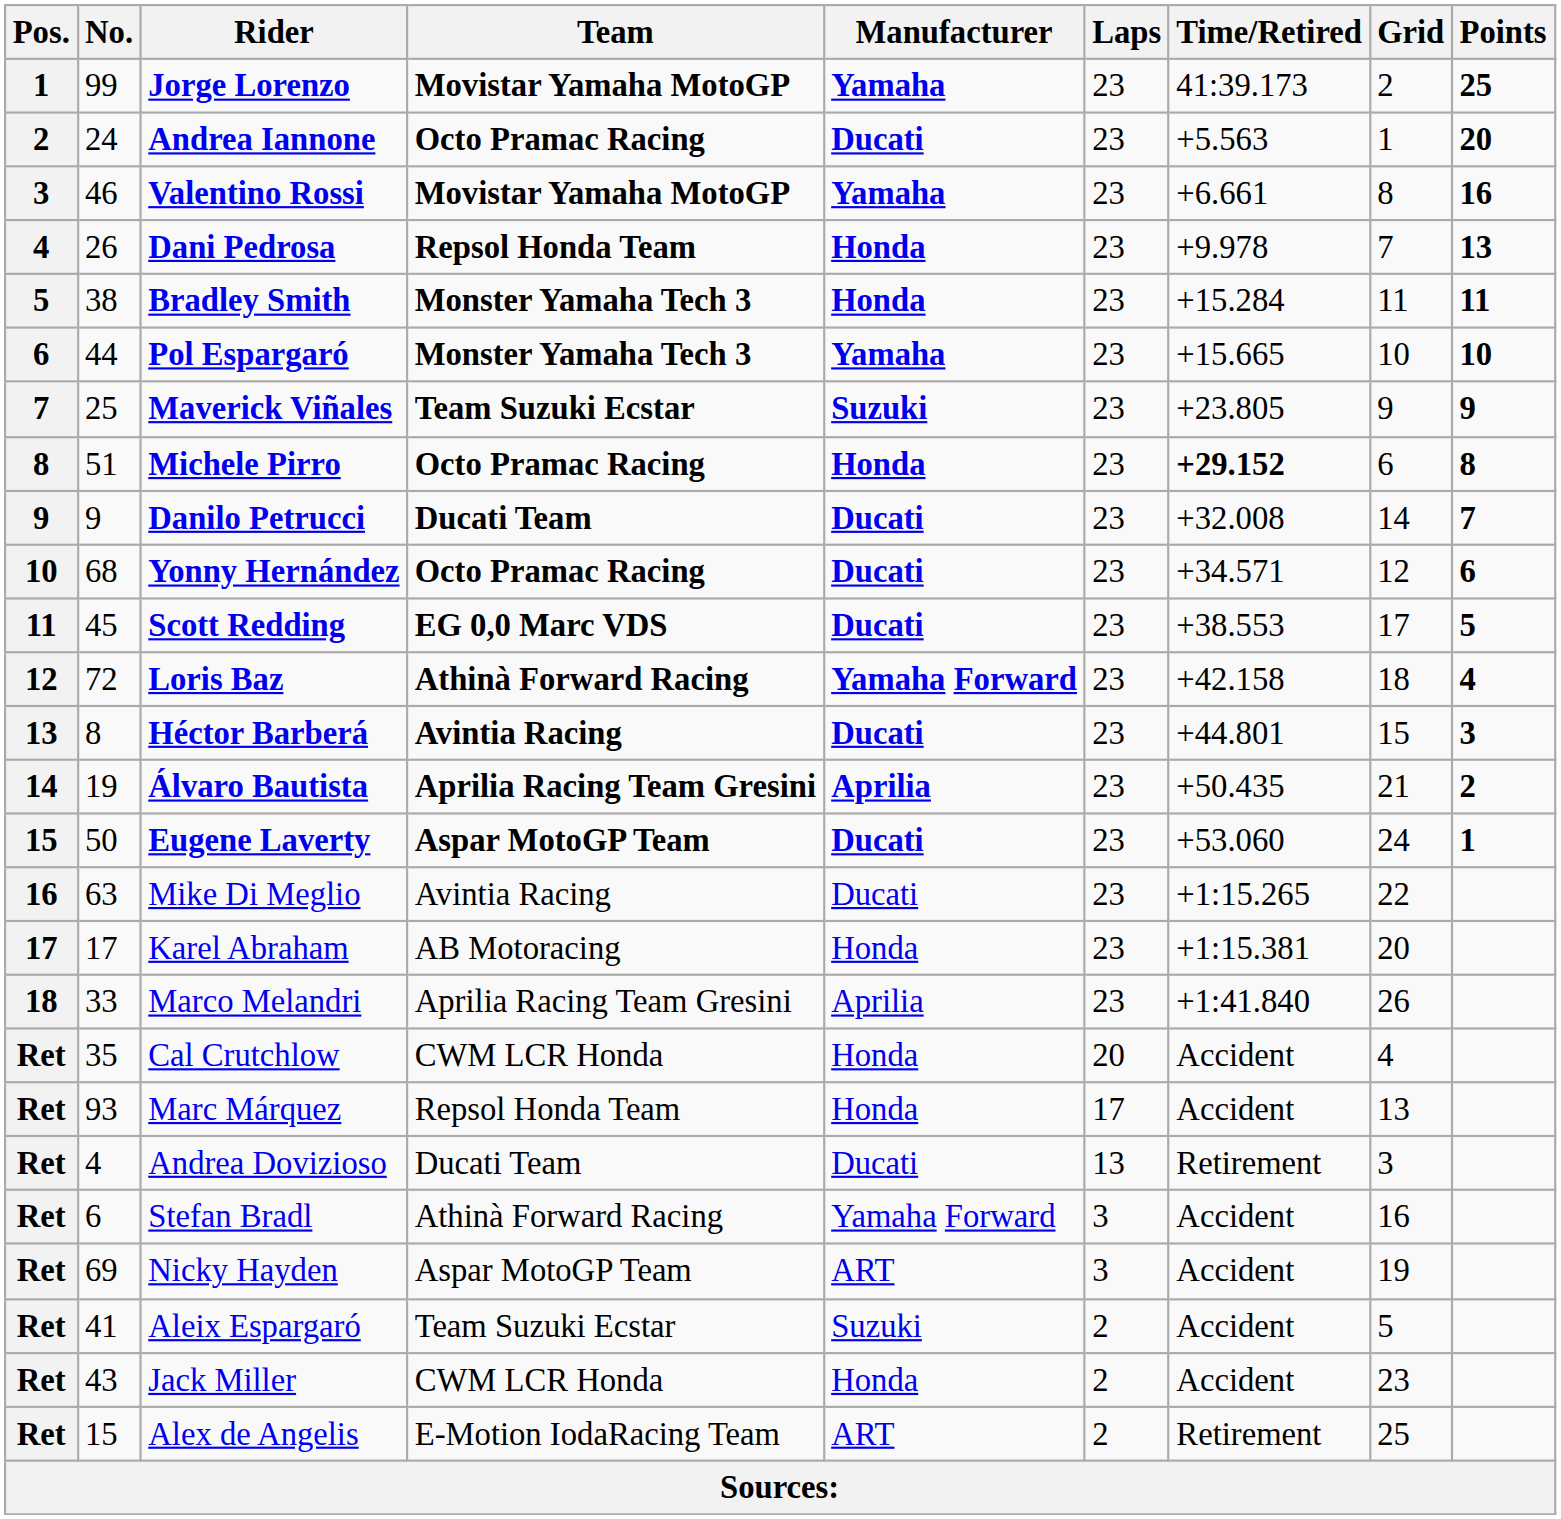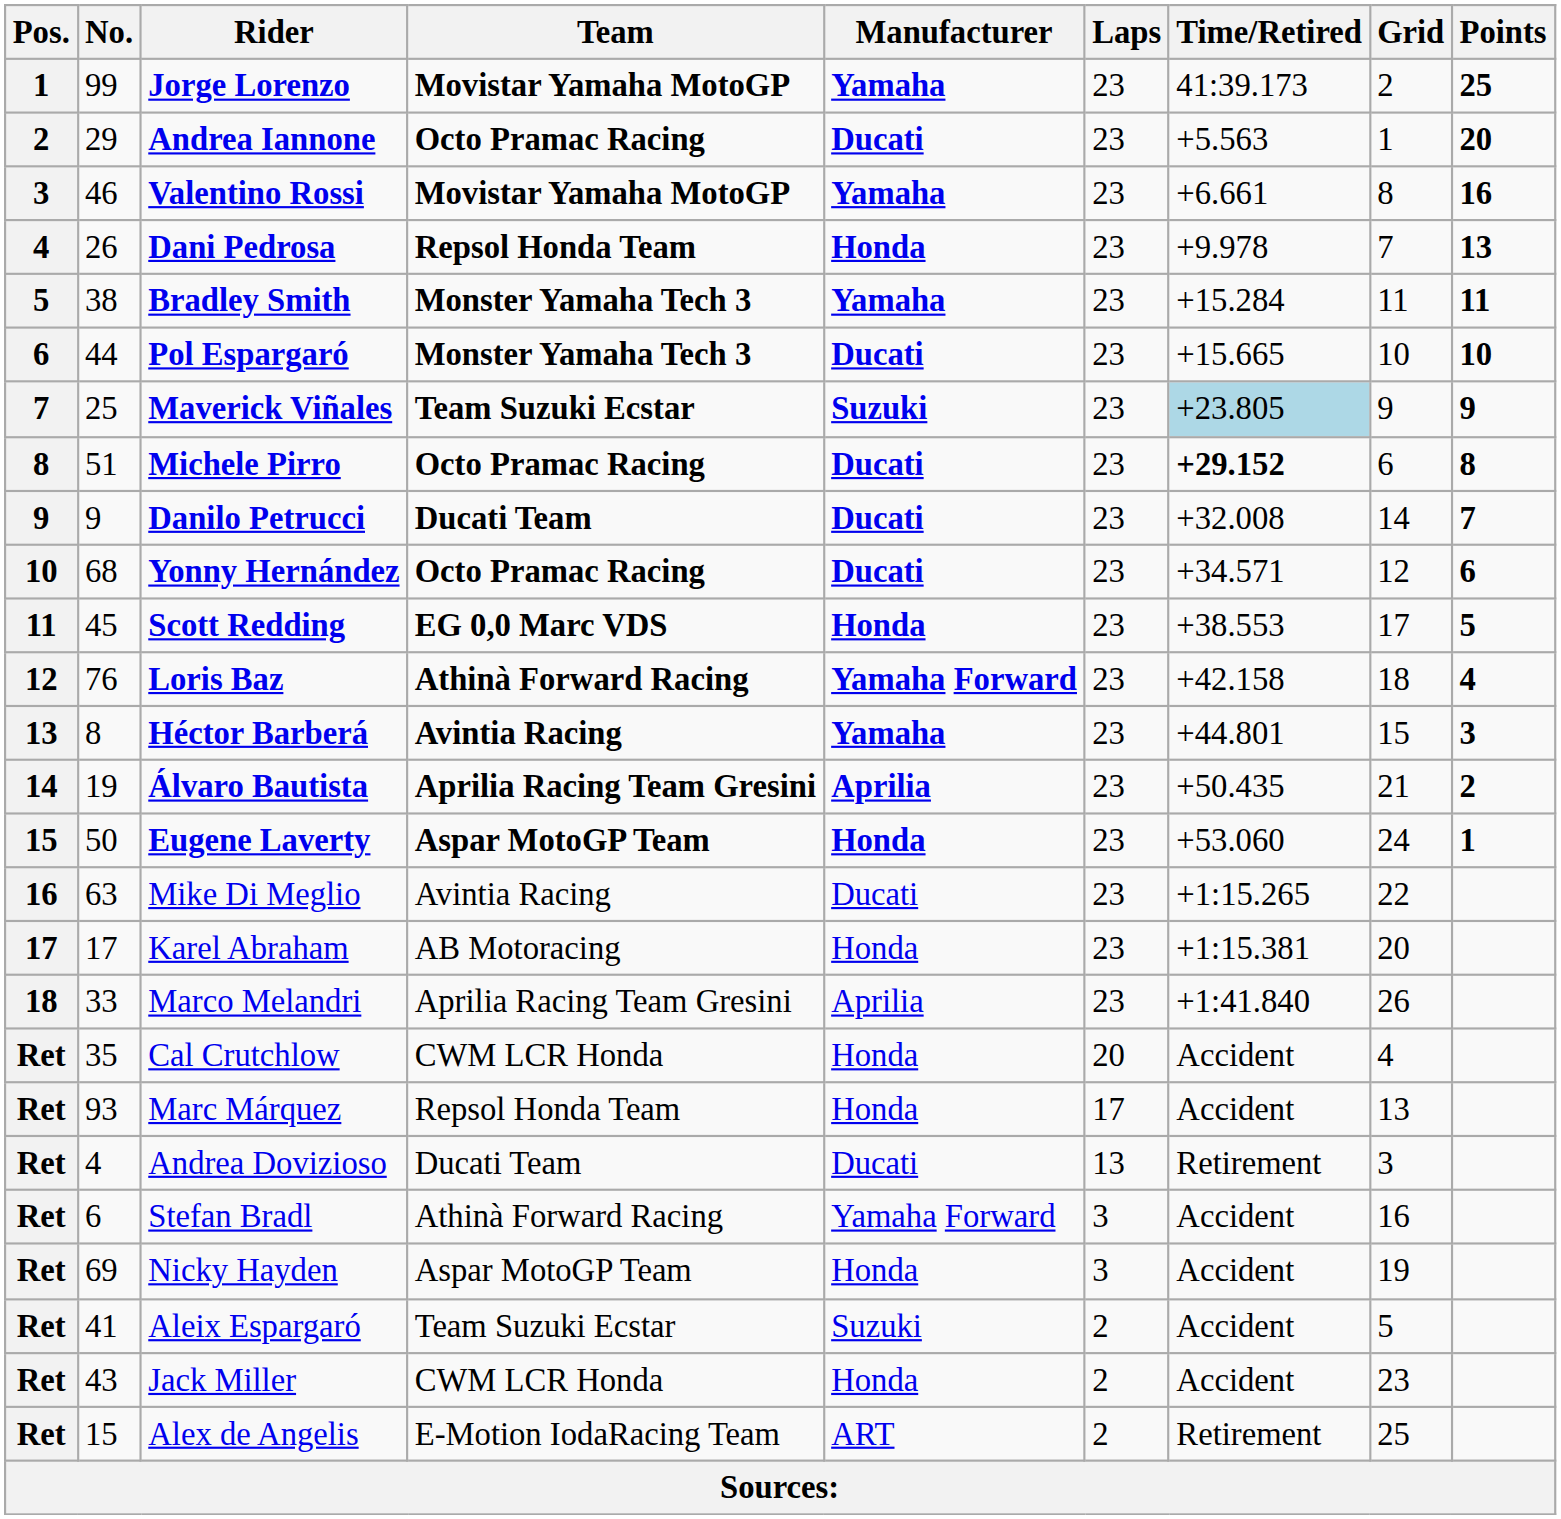(101, 139) 24 -> (101, 139) 29
(878, 301) Honda -> (888, 301) Yamaha
(888, 354) Yamaha -> (877, 354) Ducati
(1230, 408) no background -> (1230, 408) lightblue background
(878, 462) Honda -> (877, 462) Ducati
(877, 624) Ducati -> (878, 624) Honda
(101, 678) 72 -> (101, 678) 76
(877, 732) Ducati -> (888, 732) Yamaha
(877, 839) Ducati -> (878, 839) Honda
(863, 1270) ART -> (875, 1270) Honda
